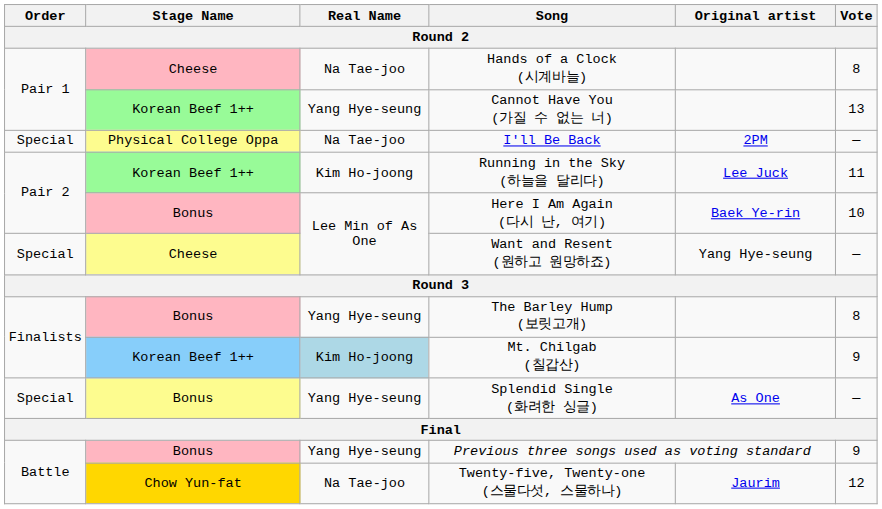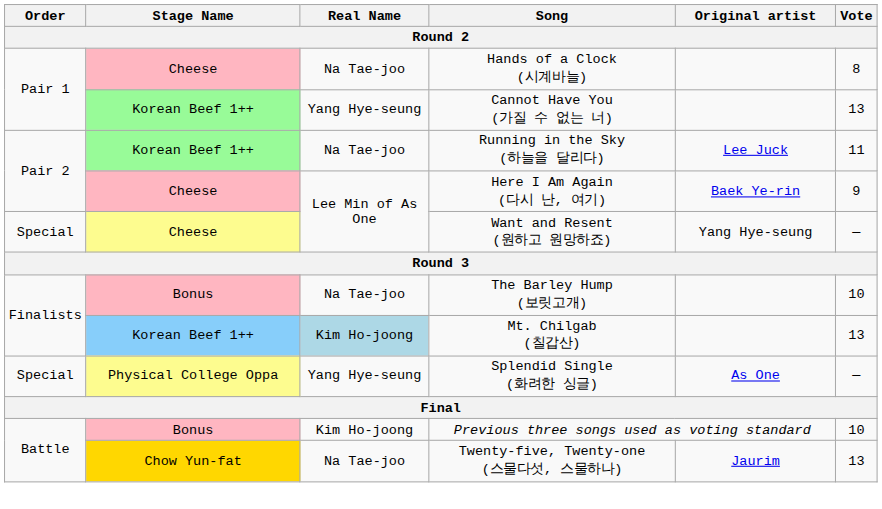- row: (552, 141)
(365, 173) Kim Ho-joong -> (365, 150) Na Tae-joo
(193, 213) Bonus -> (193, 191) Cheese
(856, 213) 10 -> (856, 191) 9
(365, 317) Yang Hye-seung -> (365, 295) Na Tae-joo
(856, 317) 8 -> (856, 295) 10
(856, 358) 9 -> (856, 336) 13
(193, 398) Bonus -> (193, 376) Physical College Oppa
(365, 452) Yang Hye-seung -> (365, 430) Kim Ho-joong
(856, 452) 9 -> (856, 430) 10
(856, 483) 12 -> (856, 461) 13
